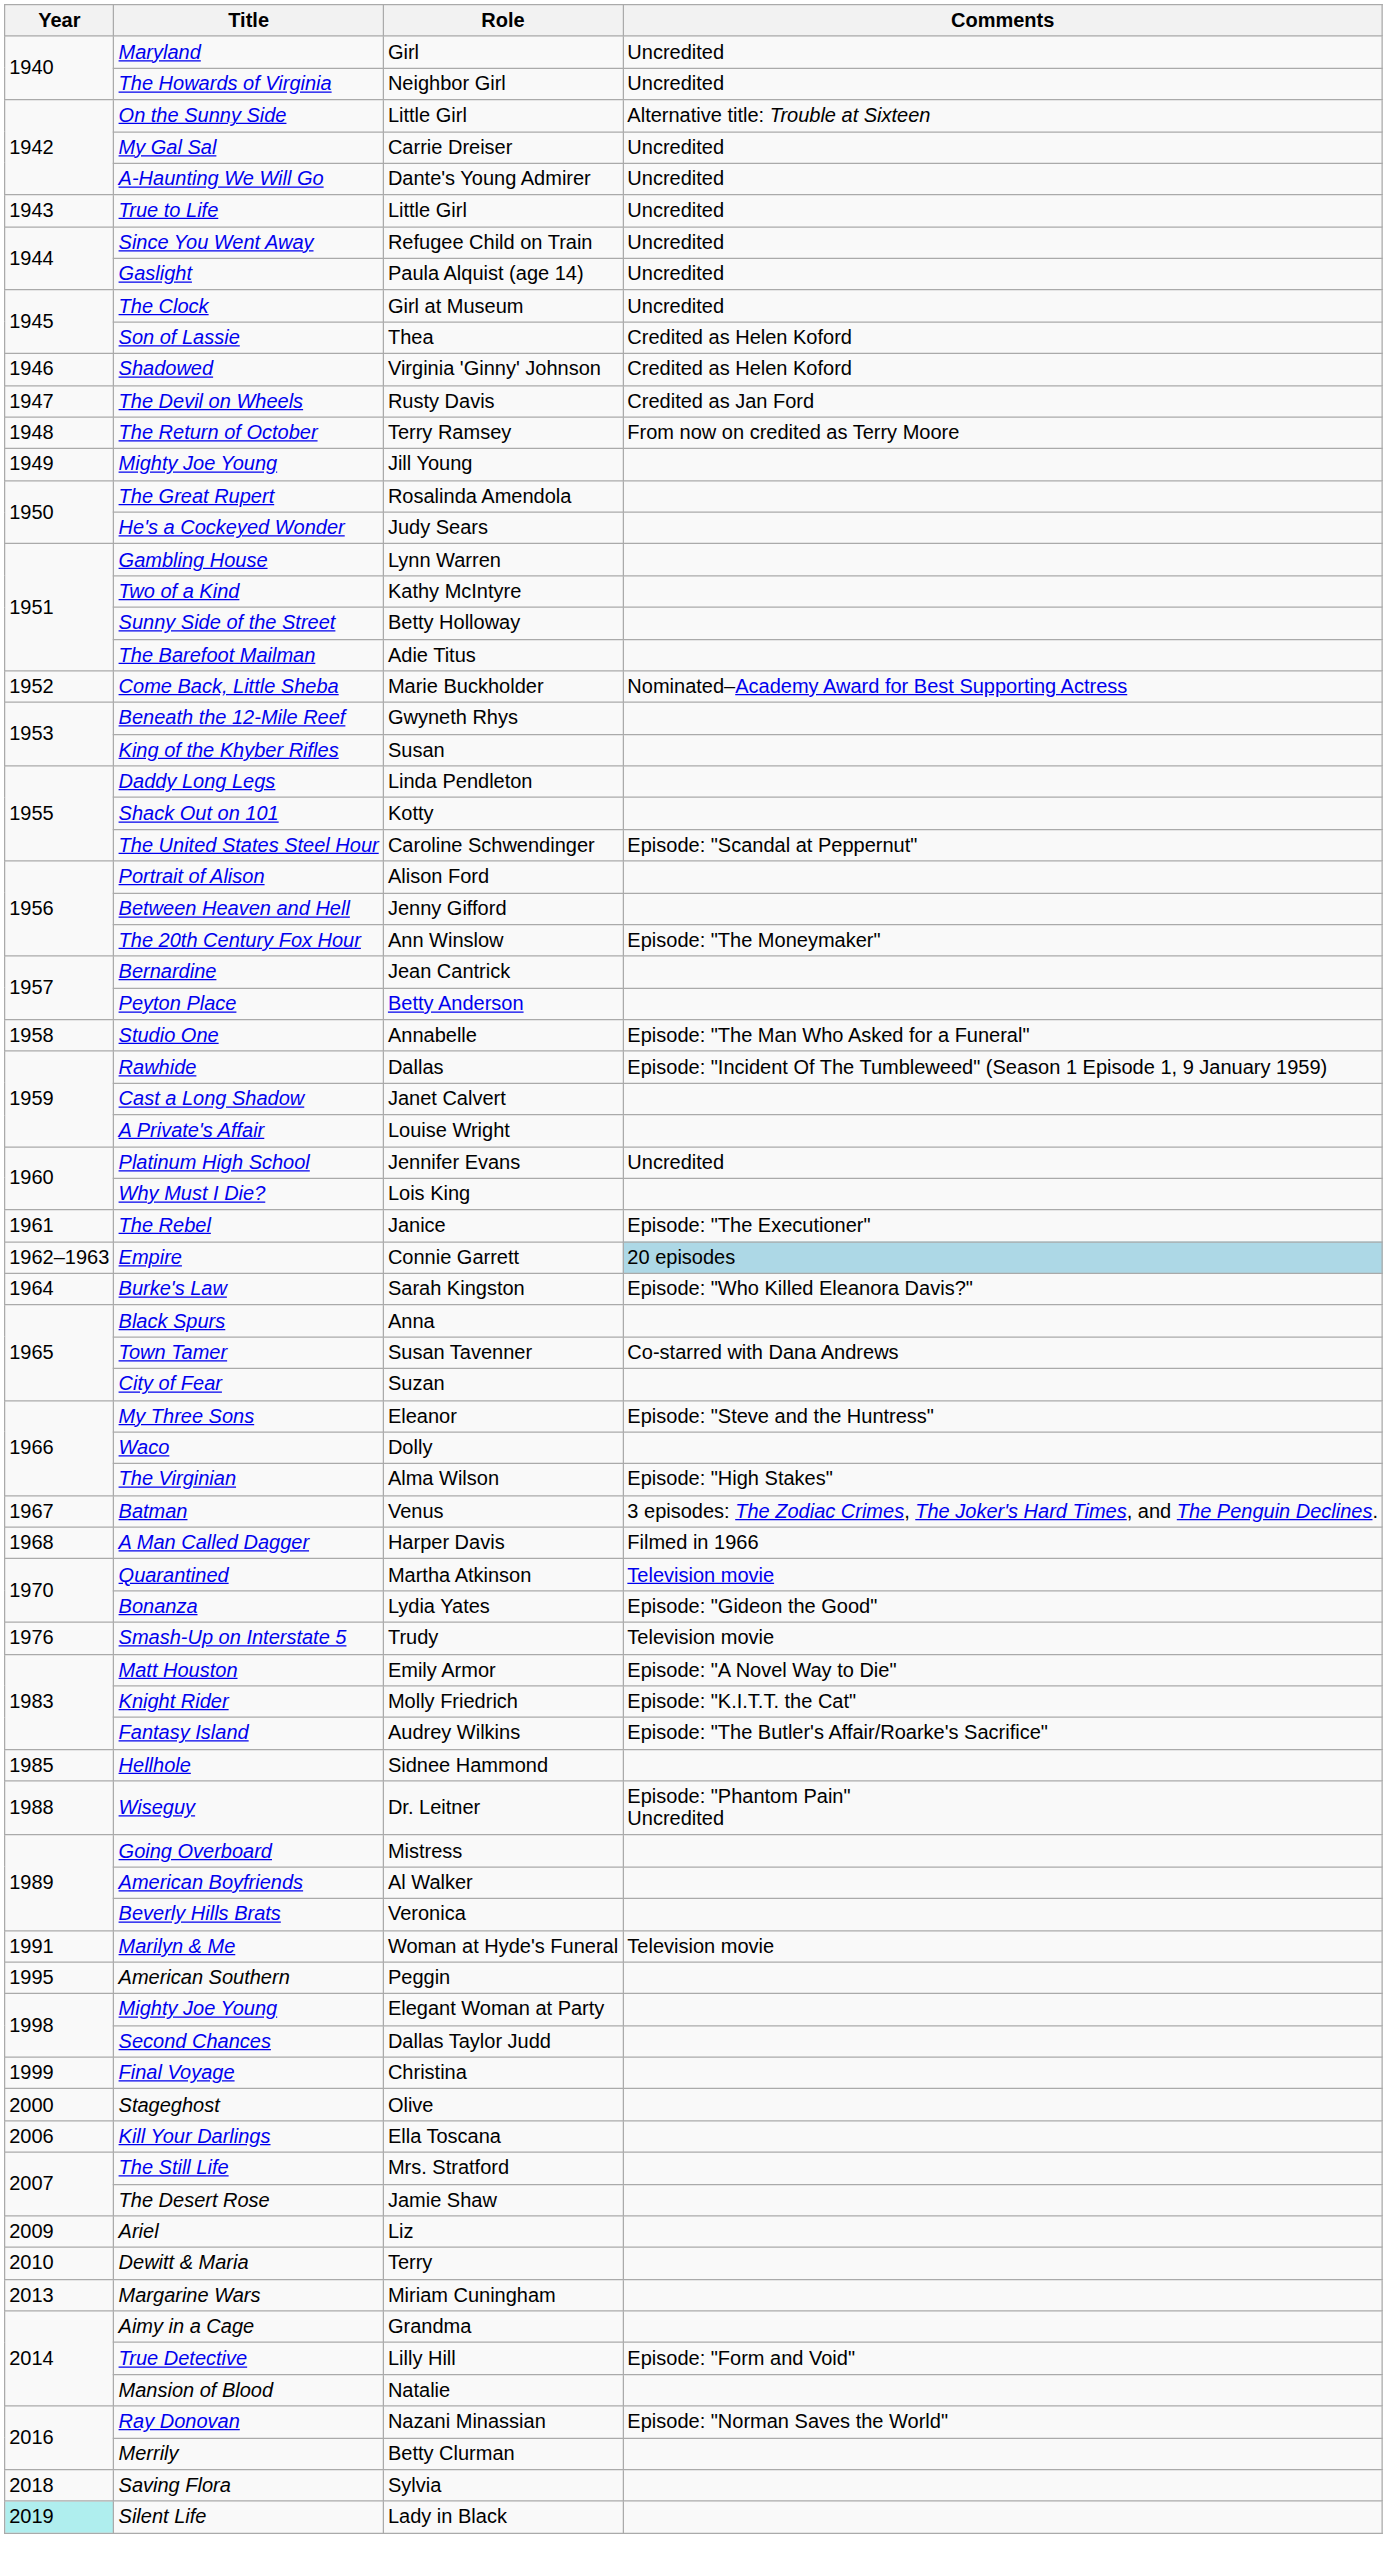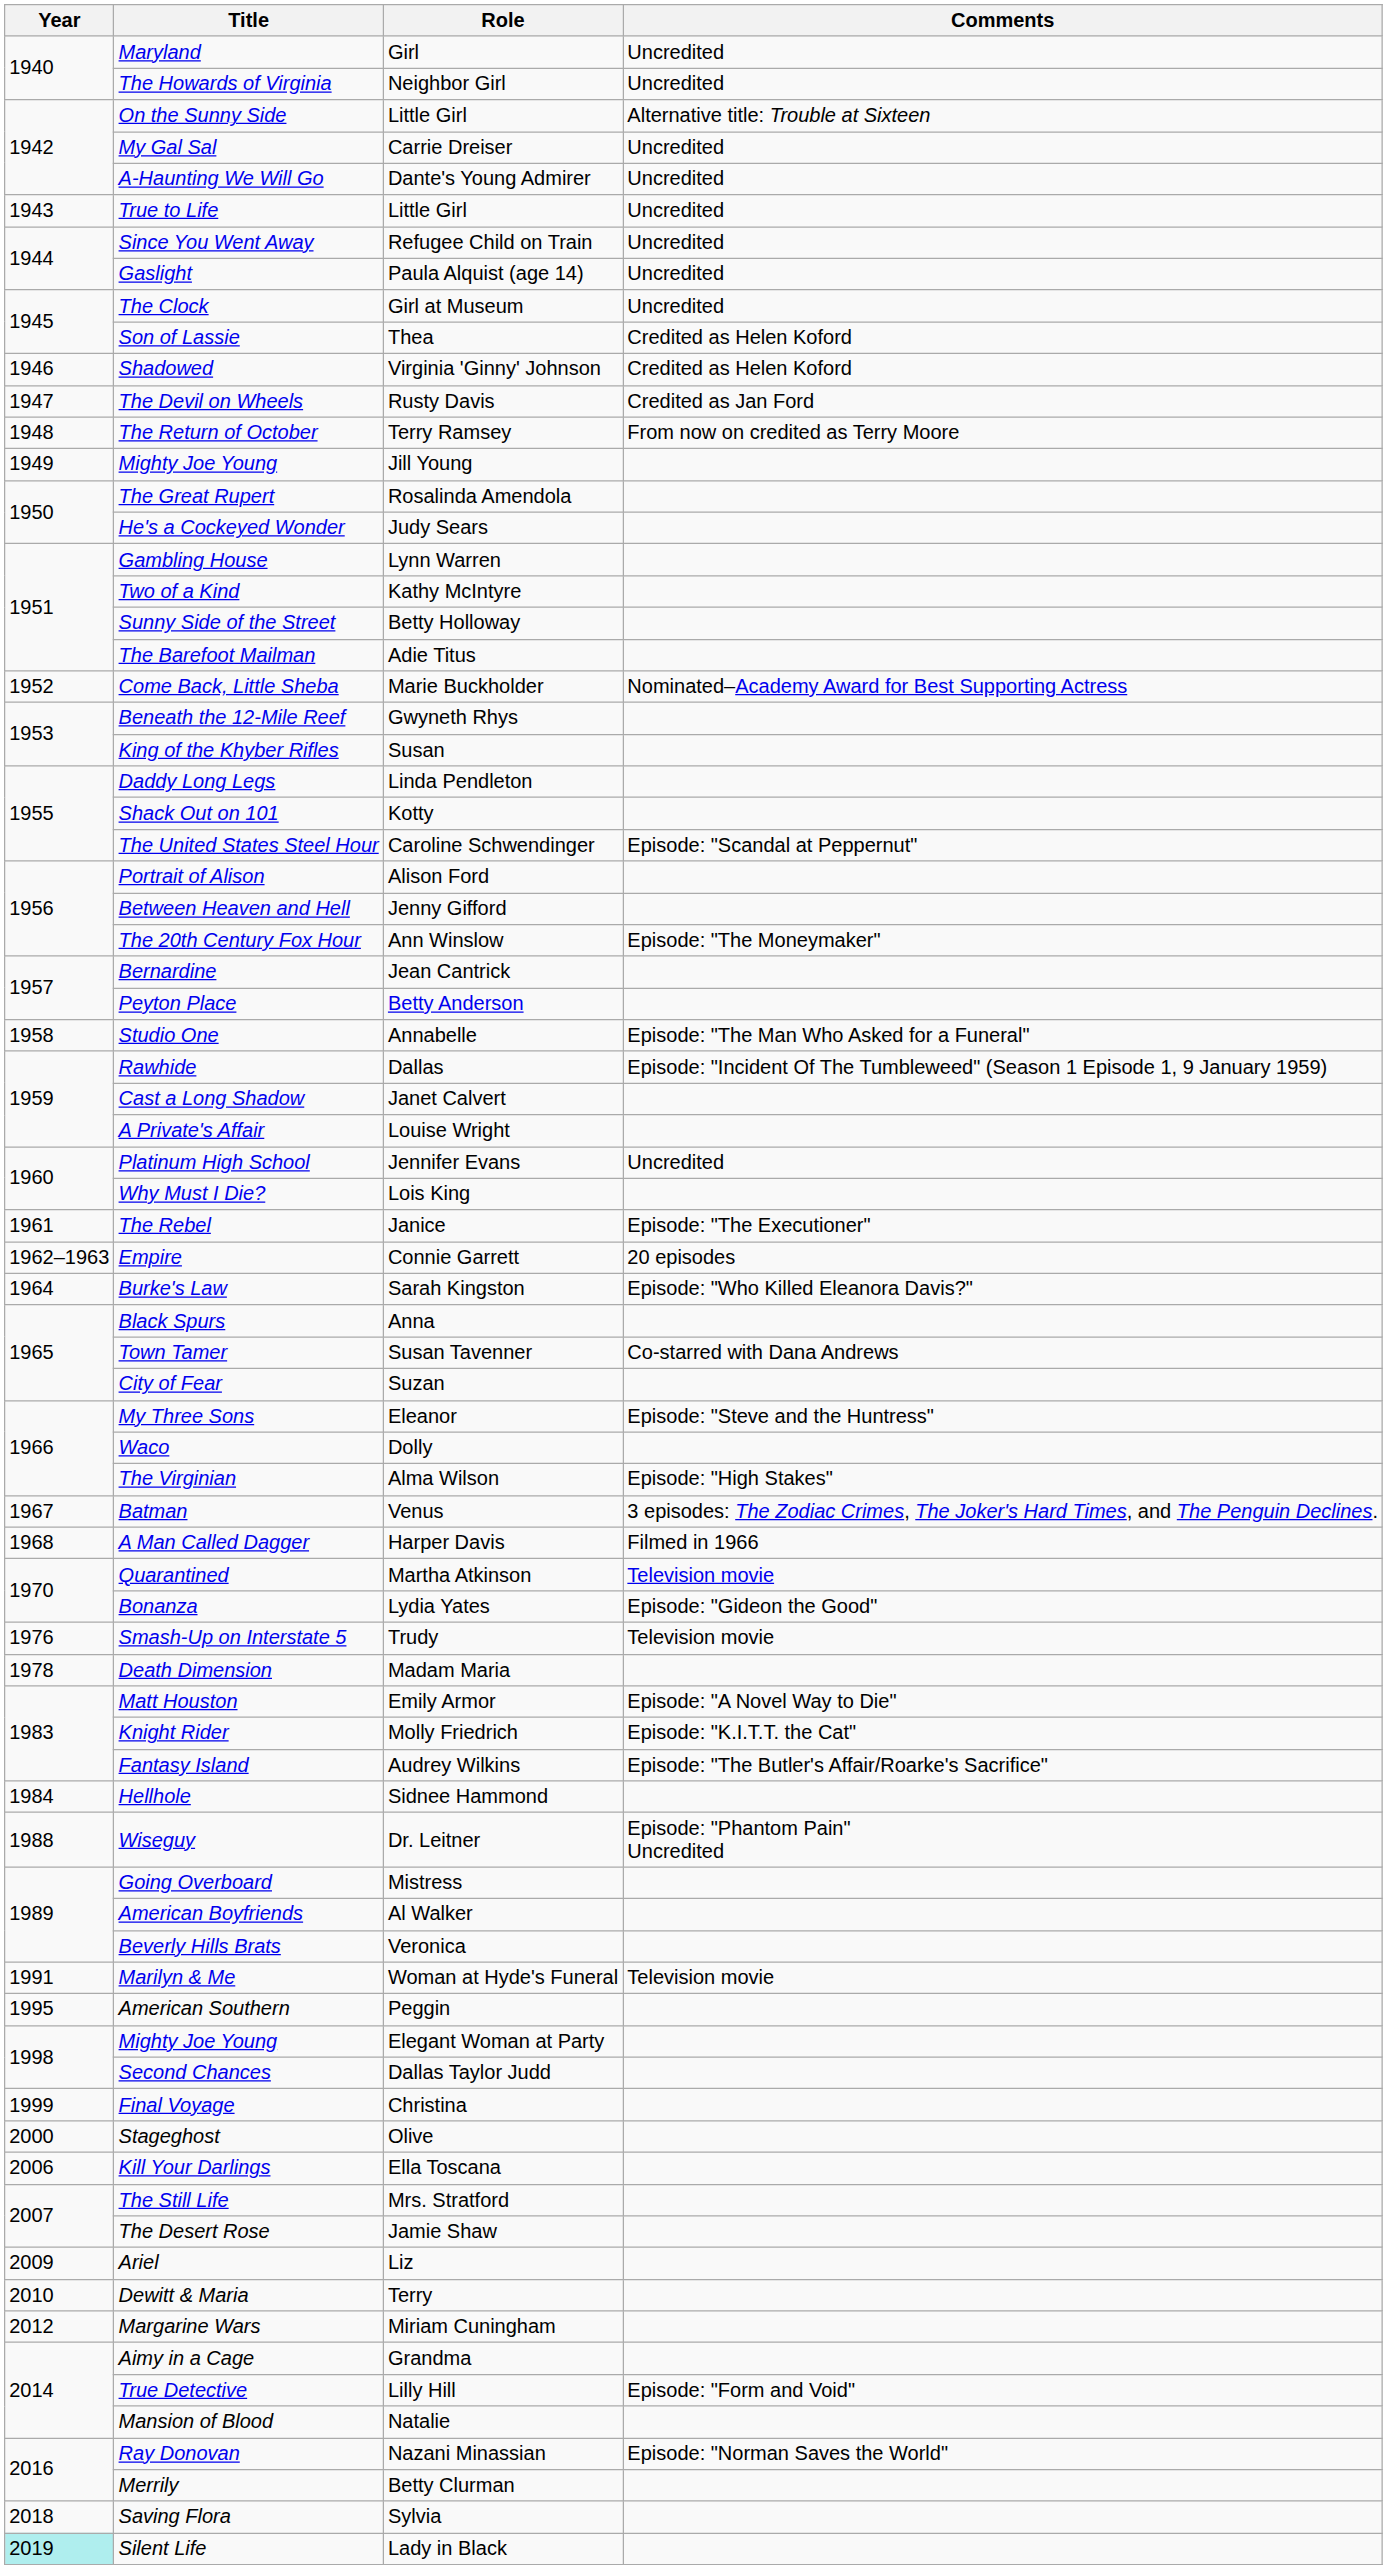(681, 1257) lightblue background -> (681, 1257) no background
+ row: (195, 1669)
(31, 1764) 1985 -> (31, 1796) 1984
(31, 2294) 2013 -> (31, 2326) 2012
